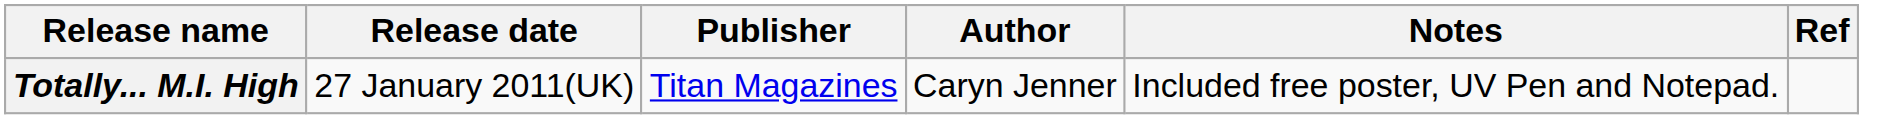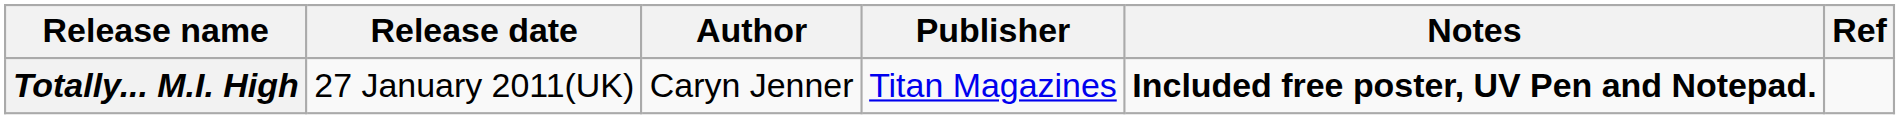columns swapped: (1015, 31) <-> (774, 31)
(1456, 85) normal -> (1474, 85) bold
